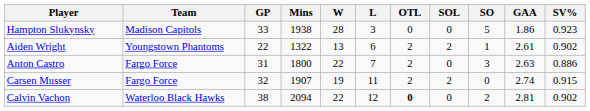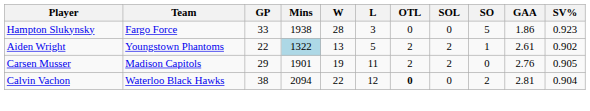(163, 30) Madison Capitols -> (151, 30) Fargo Force
(301, 47) no background -> (301, 47) lightblue background
(373, 47) 6 -> (373, 47) 5
- row: (36, 64)
(151, 81) Fargo Force -> (163, 64) Madison Capitols
(263, 81) 32 -> (263, 64) 29
(301, 81) 1907 -> (301, 64) 1901
(525, 81) 2.74 -> (525, 64) 2.76
(565, 81) 0.915 -> (565, 64) 0.905
(565, 98) 0.902 -> (565, 81) 0.904
